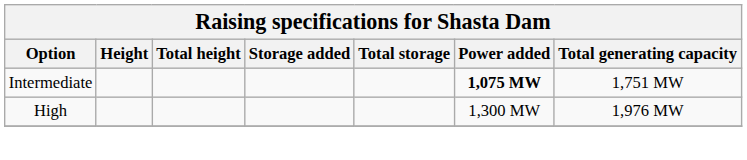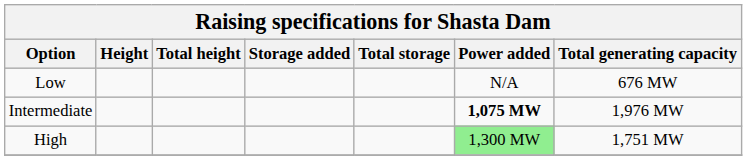+ row: (51, 82)
(648, 82) 1,751 MW -> (648, 111) 1,976 MW
(504, 111) no background -> (504, 139) lightgreen background
(648, 111) 1,976 MW -> (648, 139) 1,751 MW
